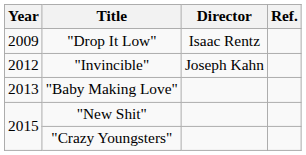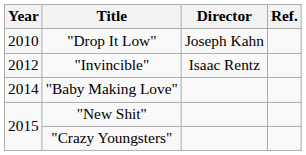(23, 41) 2009 -> (23, 41) 2010
(224, 41) Isaac Rentz -> (224, 41) Joseph Kahn
(224, 65) Joseph Kahn -> (224, 65) Isaac Rentz
(23, 89) 2013 -> (23, 89) 2014
